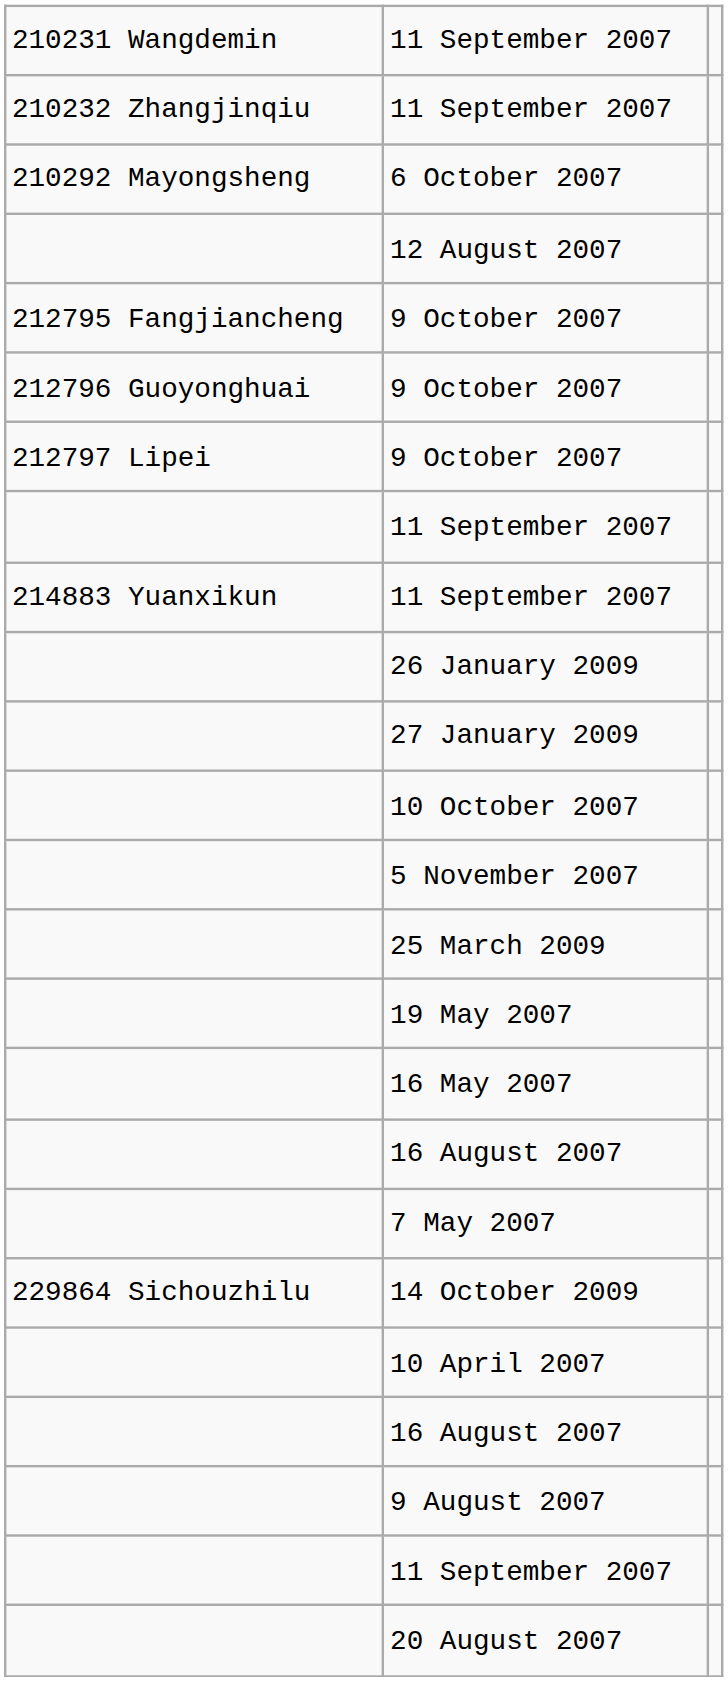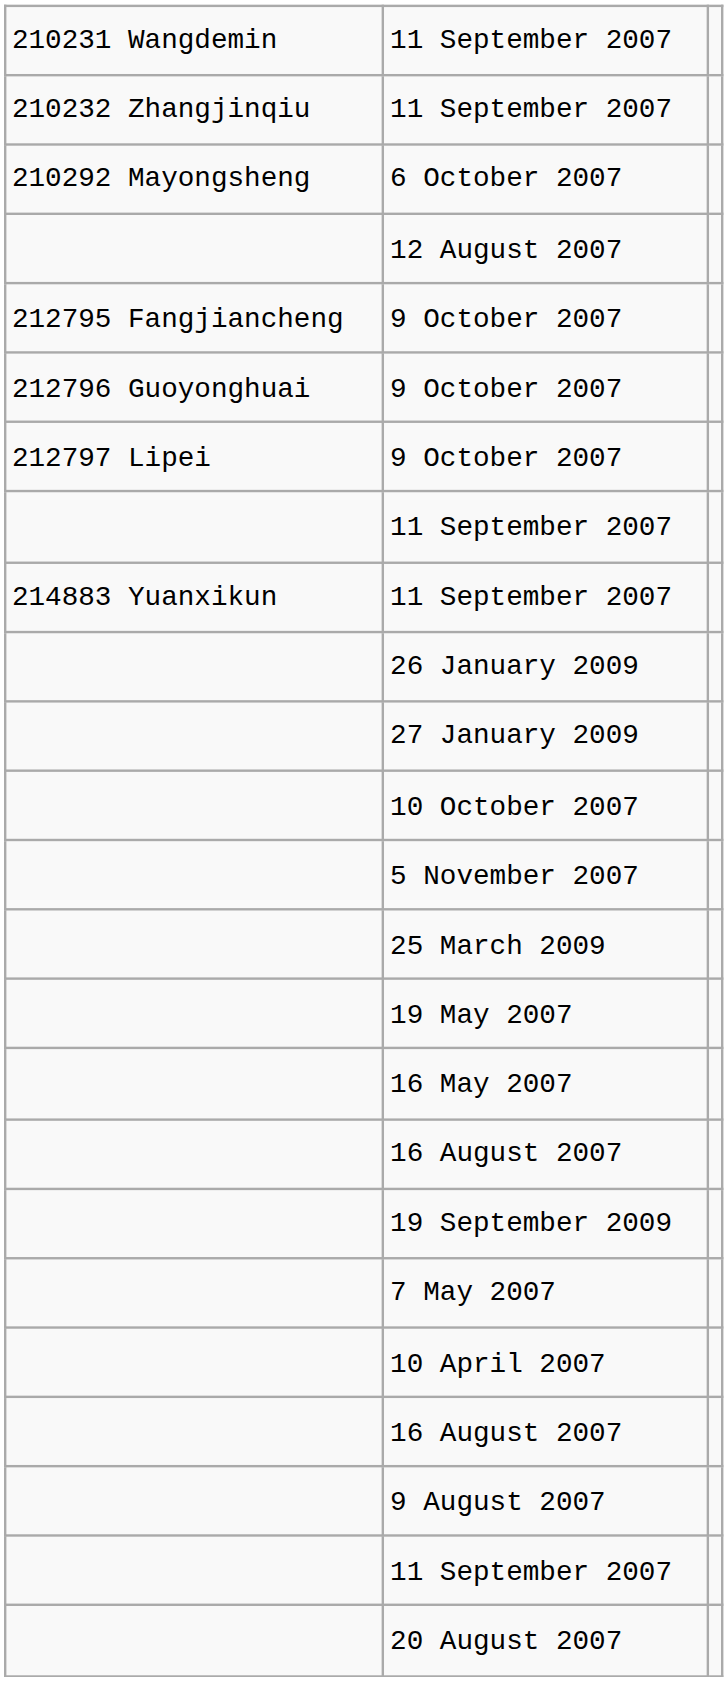+ row: (194, 1223)
- row: (161, 1293)
